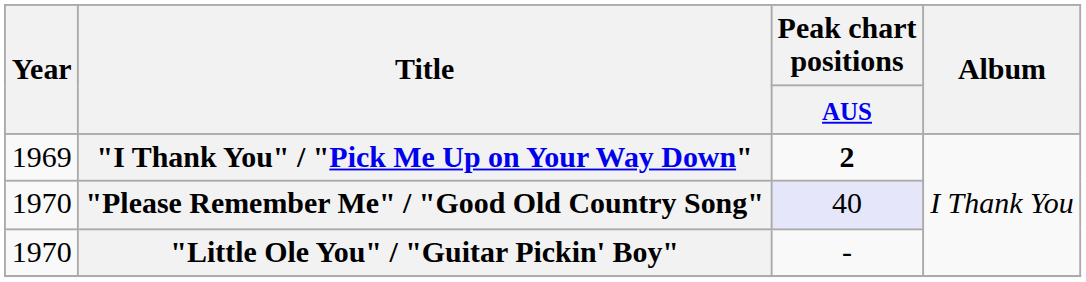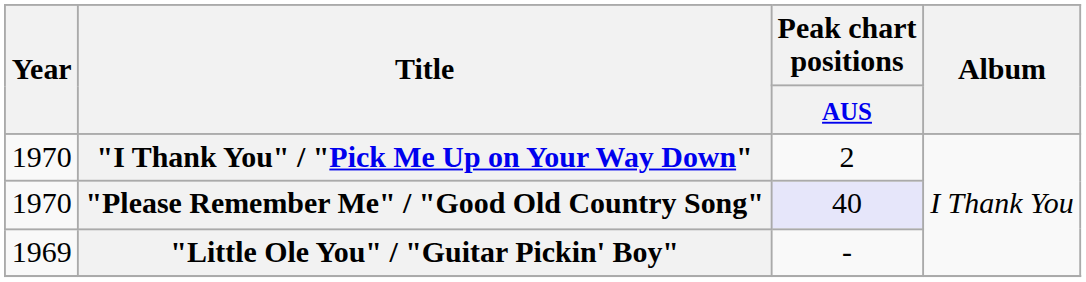(42, 156) 1969 -> (42, 156) 1970
(847, 156) bold -> (847, 156) normal
(42, 251) 1970 -> (42, 251) 1969
